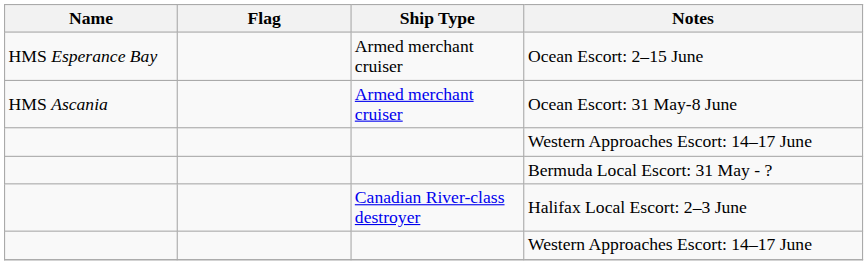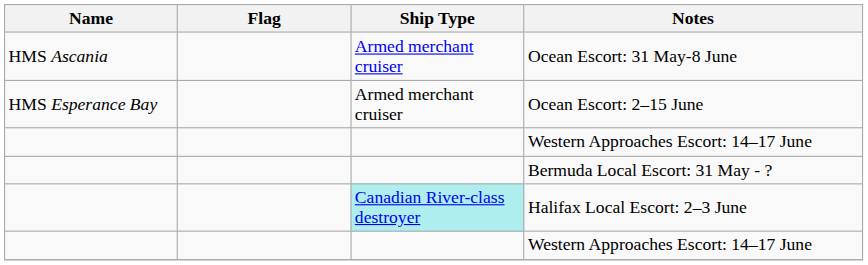rows swapped: (58, 103) <-> (83, 56)
(430, 207) no background -> (430, 207) paleturquoise background
